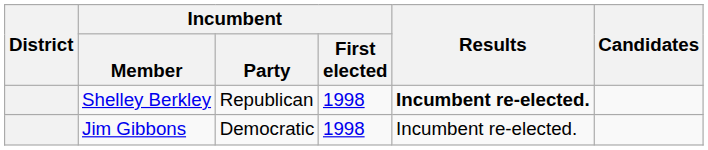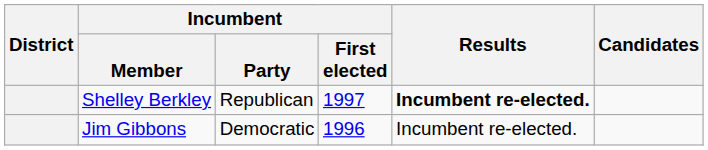(344, 99) 1998 -> (344, 99) 1997
(344, 129) 1998 -> (344, 129) 1996
